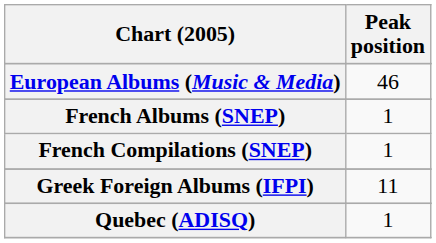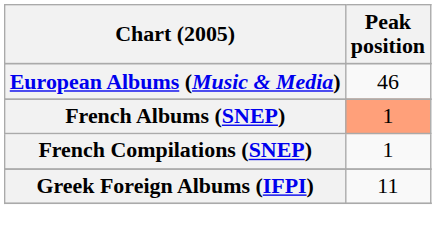(388, 116) no background -> (388, 116) lightsalmon background
- row: (175, 220)
